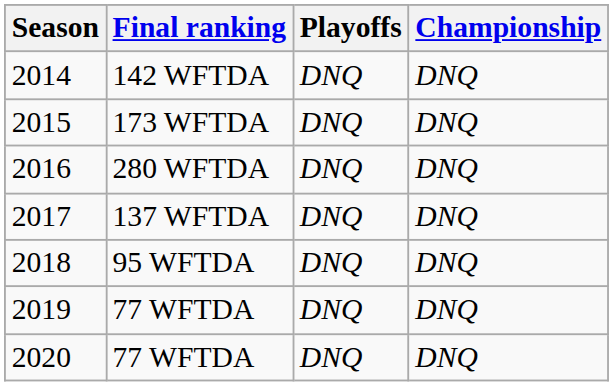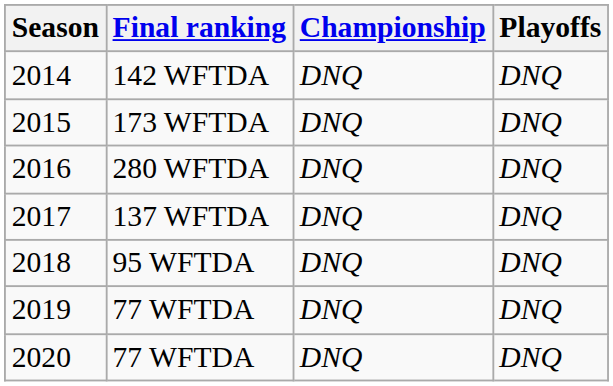columns swapped: (351, 27) <-> (508, 27)
